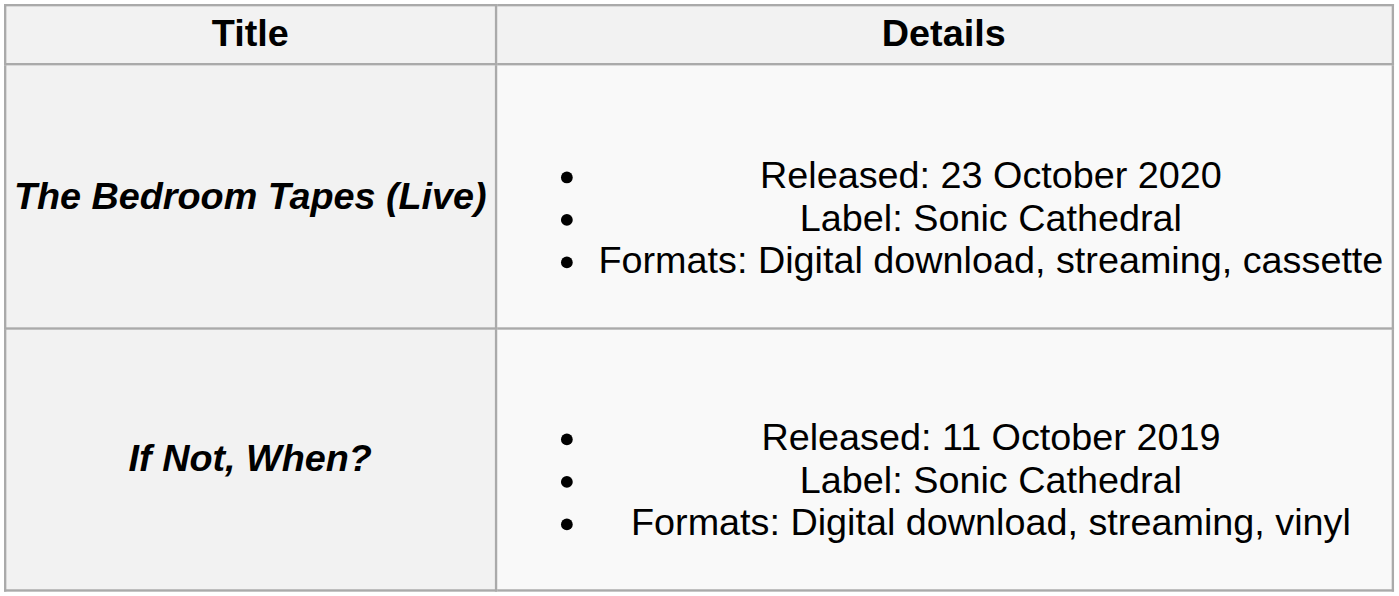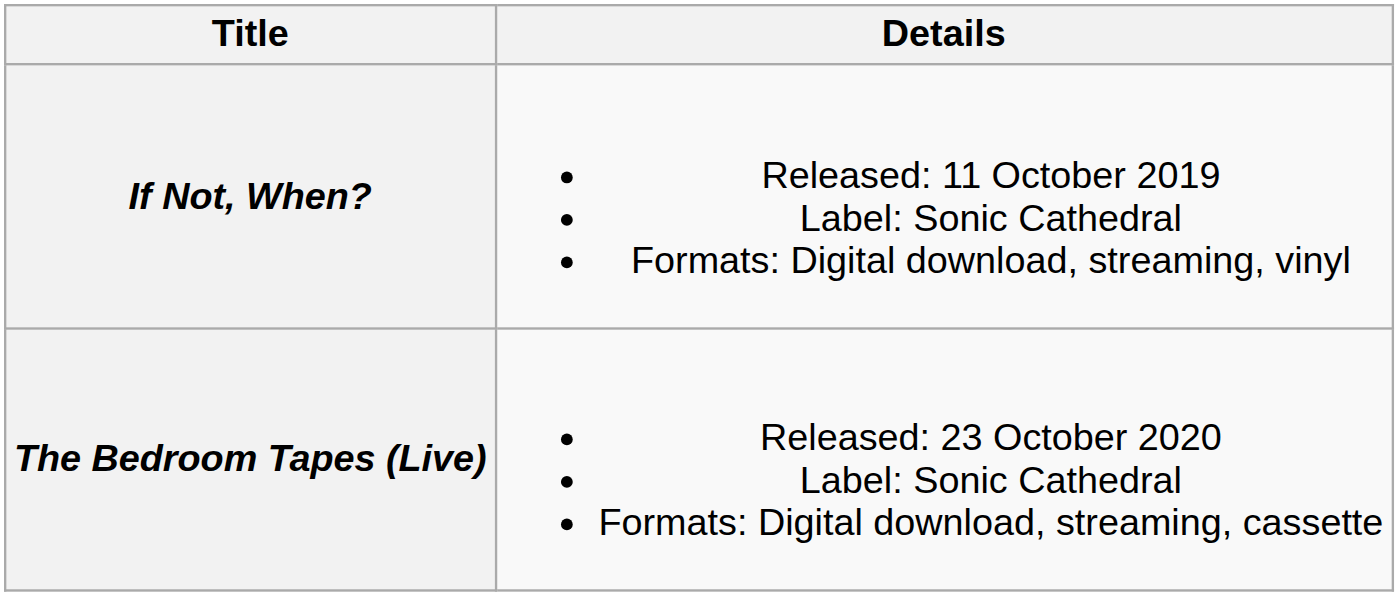rows swapped: (250, 458) <-> (250, 195)
